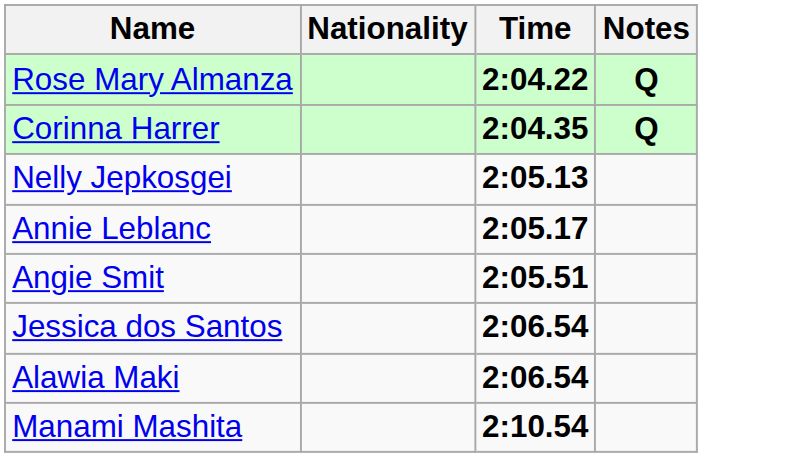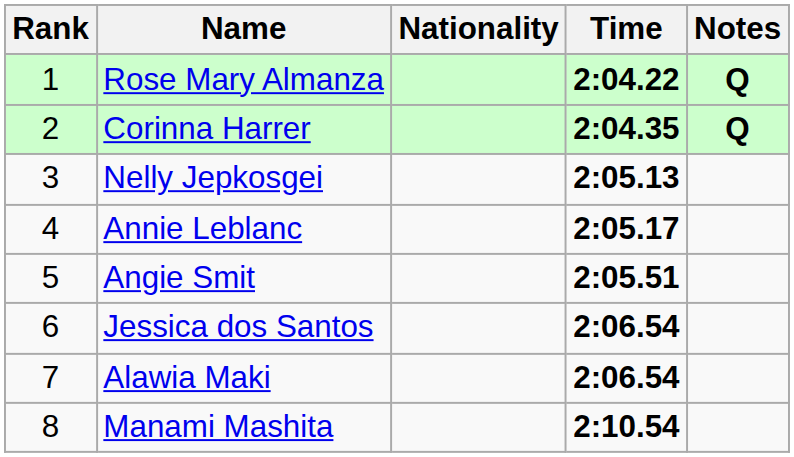+ column: (51, 29)
